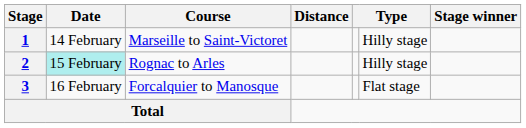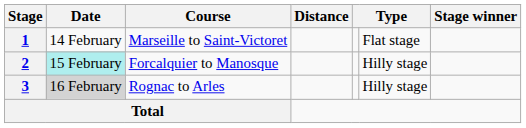(395, 39) Hilly stage -> (391, 39) Flat stage
(177, 63) Rognac to Arles -> (203, 63) Forcalquier to Manosque
(86, 87) no background -> (86, 87) lightgrey background
(203, 87) Forcalquier to Manosque -> (177, 87) Rognac to Arles
(391, 87) Flat stage -> (395, 87) Hilly stage
